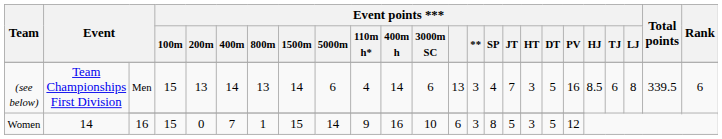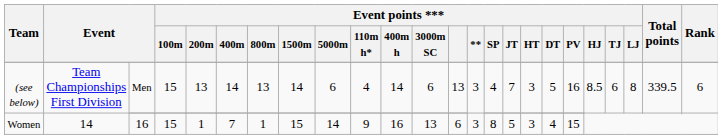(201, 124) 0 -> (201, 124) 1
(430, 124) 10 -> (430, 124) 13
(553, 124) 5 -> (553, 124) 4
(573, 124) 12 -> (573, 124) 15
